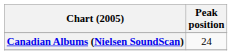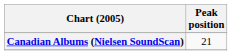(206, 41) 24 -> (206, 41) 21
